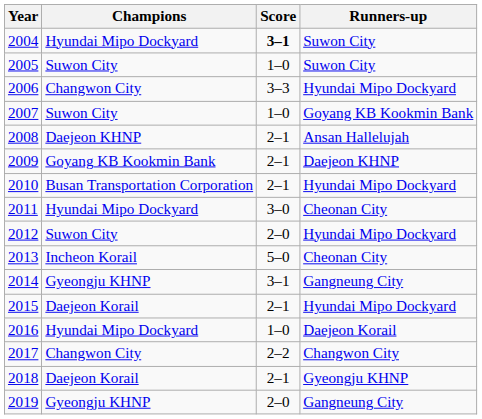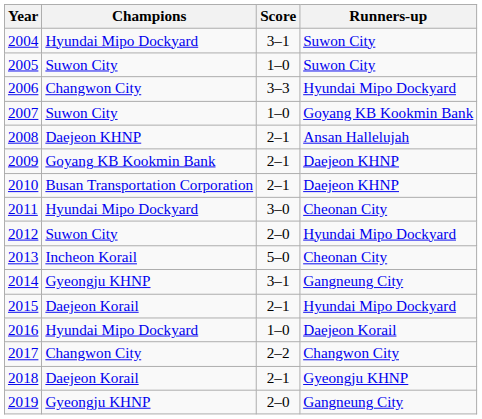(278, 40) bold -> (278, 40) normal
(380, 185) Hyundai Mipo Dockyard -> (351, 185) Daejeon KHNP
